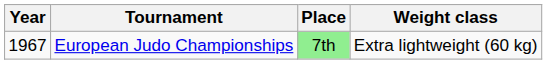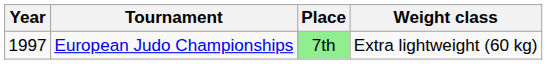(28, 45) 1967 -> (28, 45) 1997
